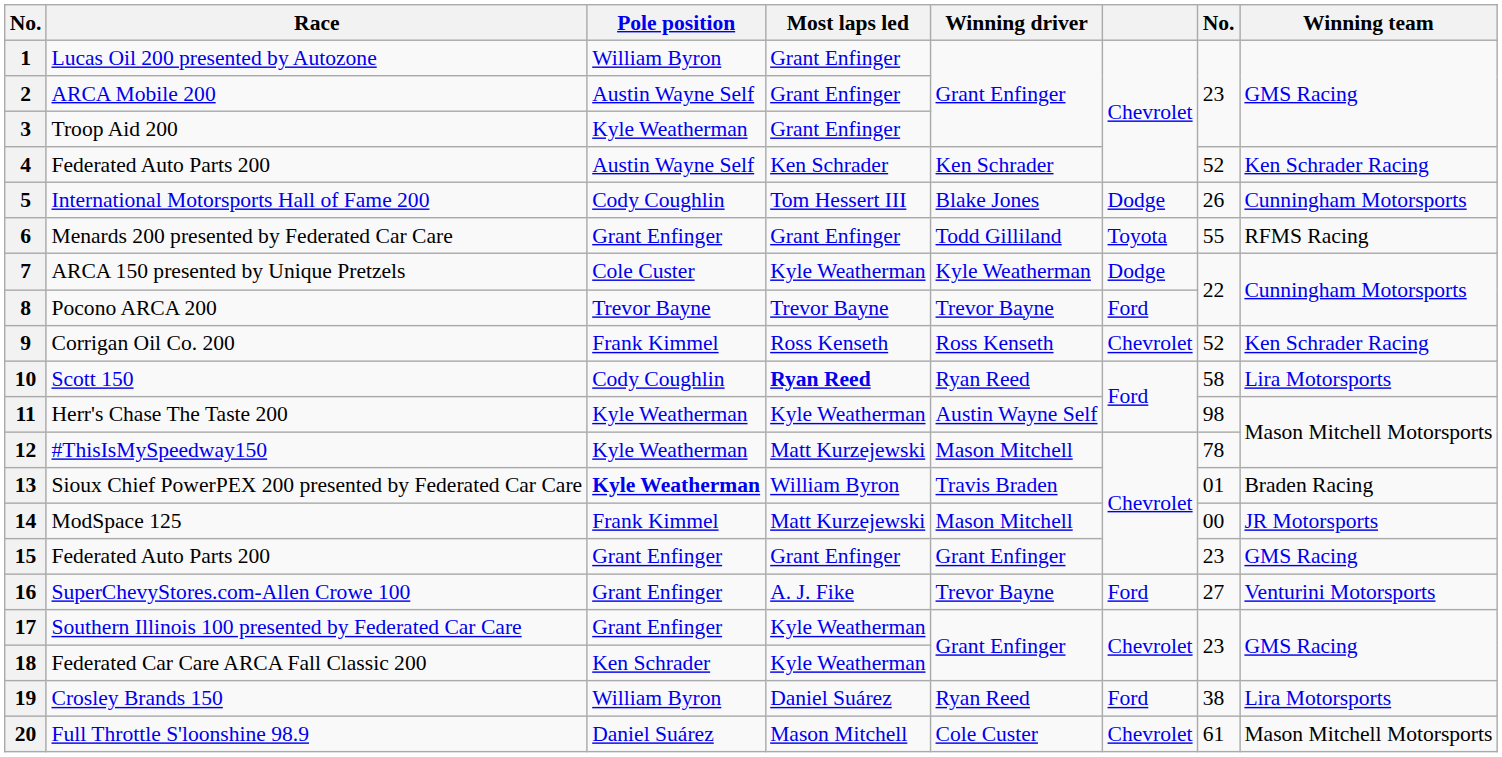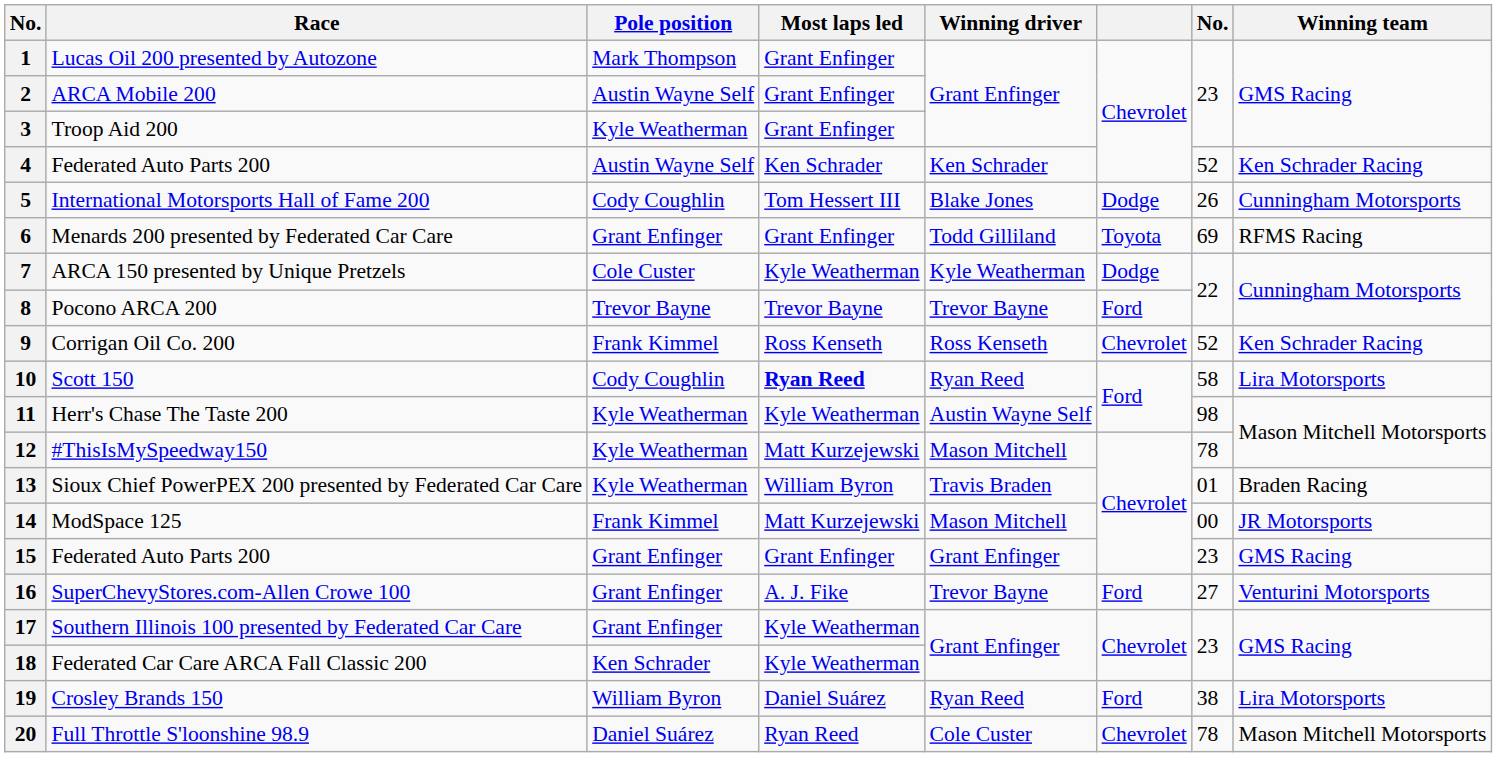(657, 58) William Byron -> (664, 58) Mark Thompson
(1213, 236) 55 -> (1207, 236) 69
(676, 485) bold -> (670, 485) normal
(839, 734) Mason Mitchell -> (811, 734) Ryan Reed
(1213, 734) 61 -> (1207, 734) 78
